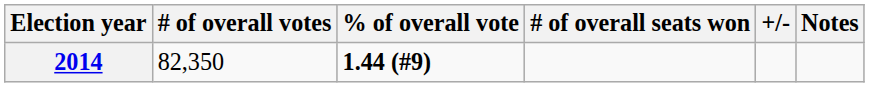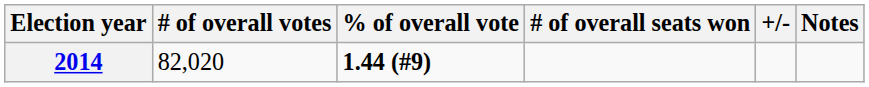(191, 61) 82,350 -> (191, 61) 82,020
